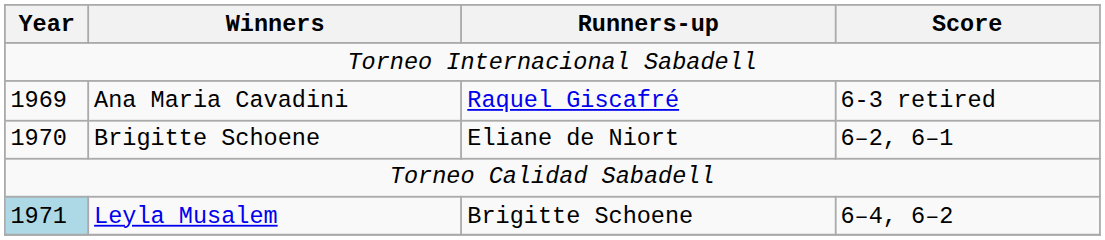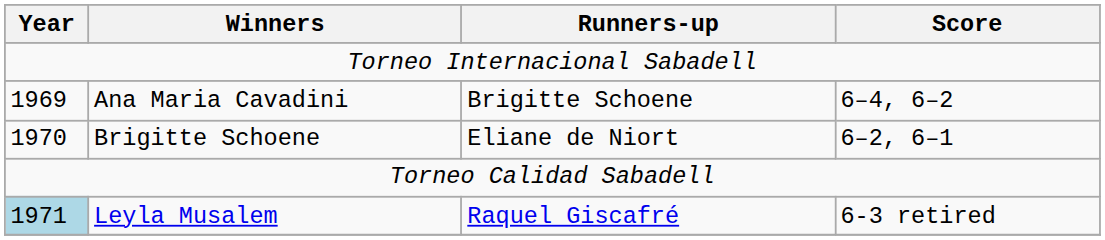(573, 101) Raquel Giscafré -> (580, 101) Brigitte Schoene
(918, 101) 6-3 retired -> (897, 101) 6–4, 6–2
(580, 216) Brigitte Schoene -> (573, 216) Raquel Giscafré
(897, 216) 6–4, 6–2 -> (918, 216) 6-3 retired
